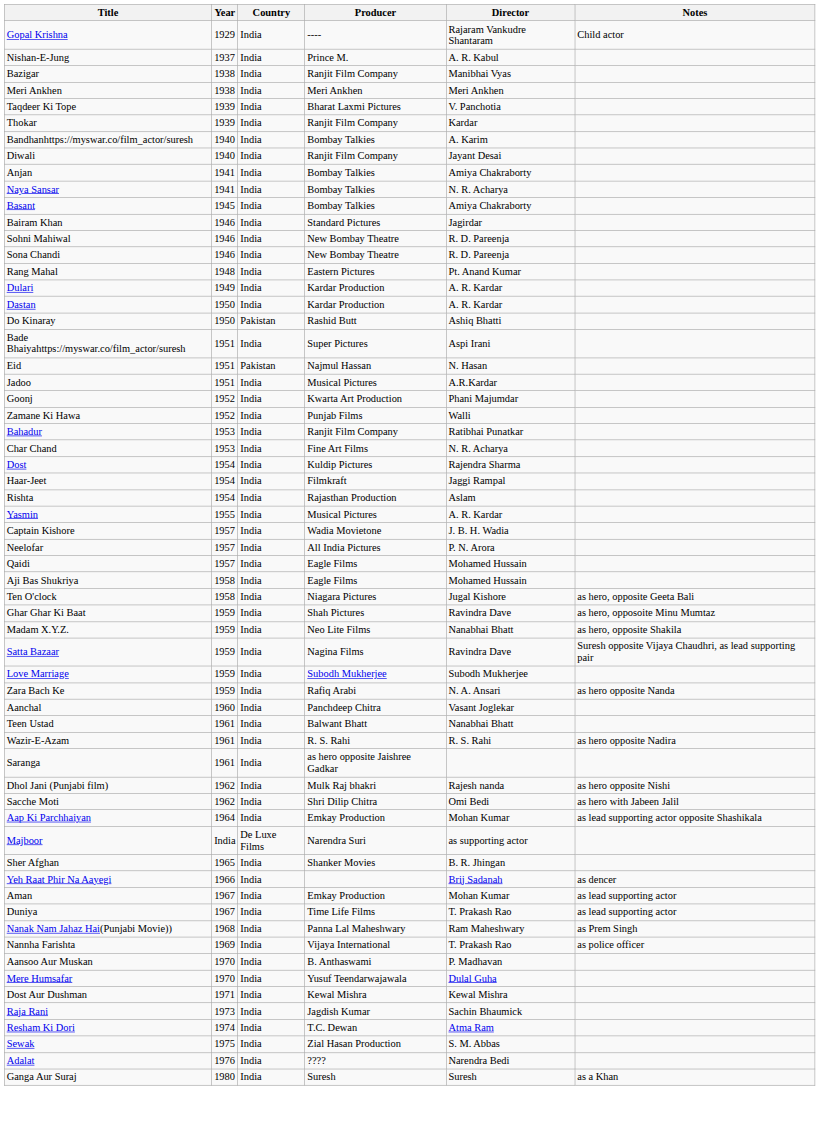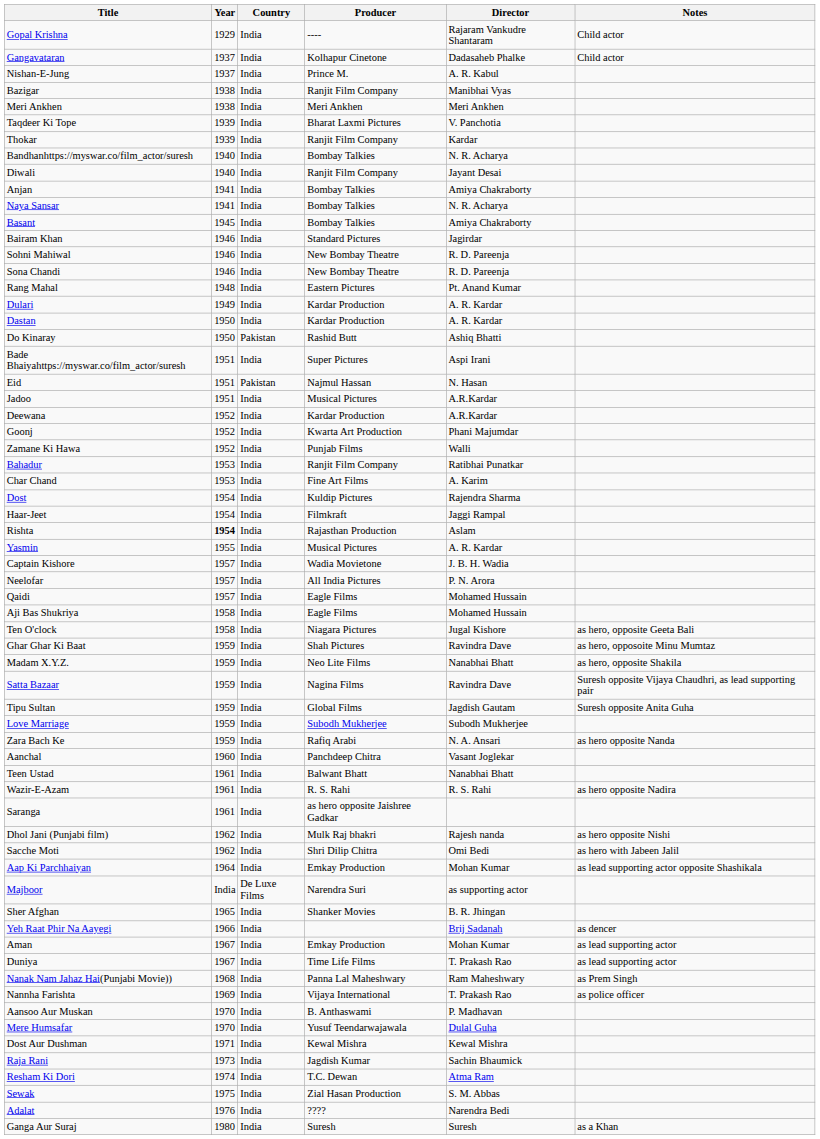+ row: (36, 57)
(468, 139) A. Karim -> (478, 156) N. R. Acharya
+ row: (26, 415)
(478, 448) N. R. Acharya -> (468, 481) A. Karim
(225, 497) normal -> (225, 530) bold
+ row: (31, 707)
